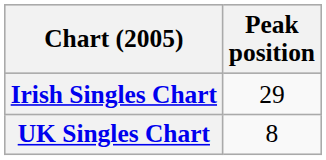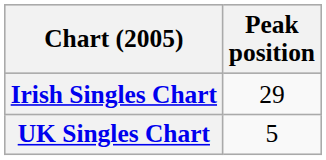(272, 133) 8 -> (272, 133) 5
